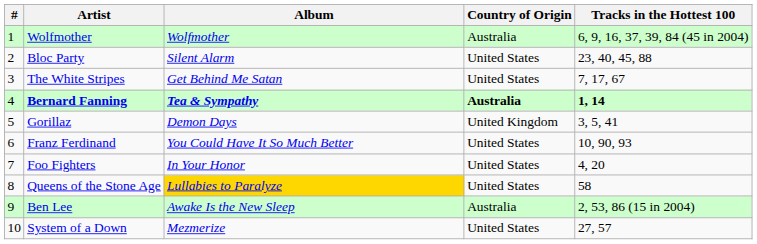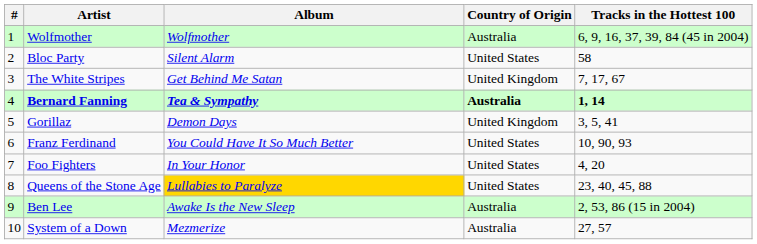(615, 57) 23, 40, 45, 88 -> (585, 57) 58
(503, 79) United States -> (513, 79) United Kingdom
(585, 185) 58 -> (615, 185) 23, 40, 45, 88
(503, 228) United States -> (492, 228) Australia
